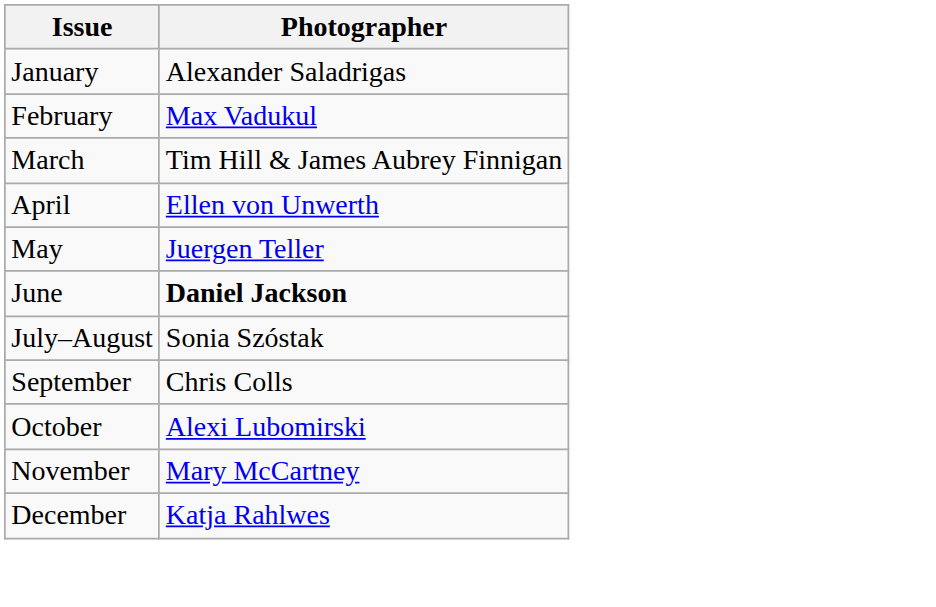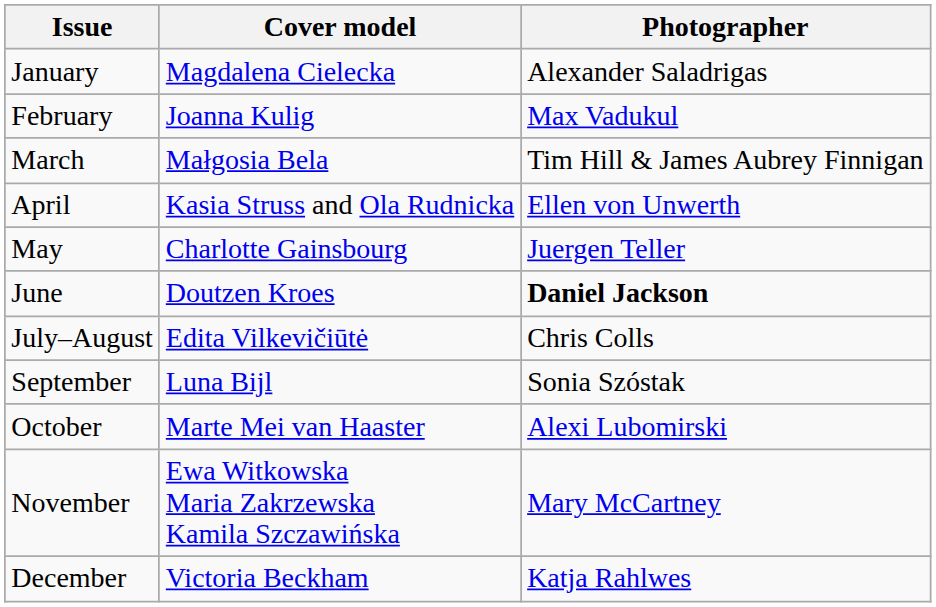+ column: (340, 26)
(245, 337) Sonia Szóstak -> (591, 337) Chris Colls
(229, 381) Chris Colls -> (606, 381) Sonia Szóstak
